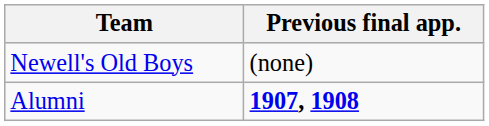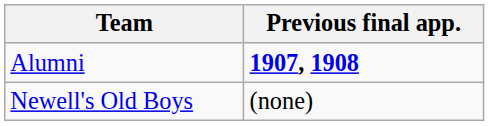rows swapped: (48, 100) <-> (102, 62)
